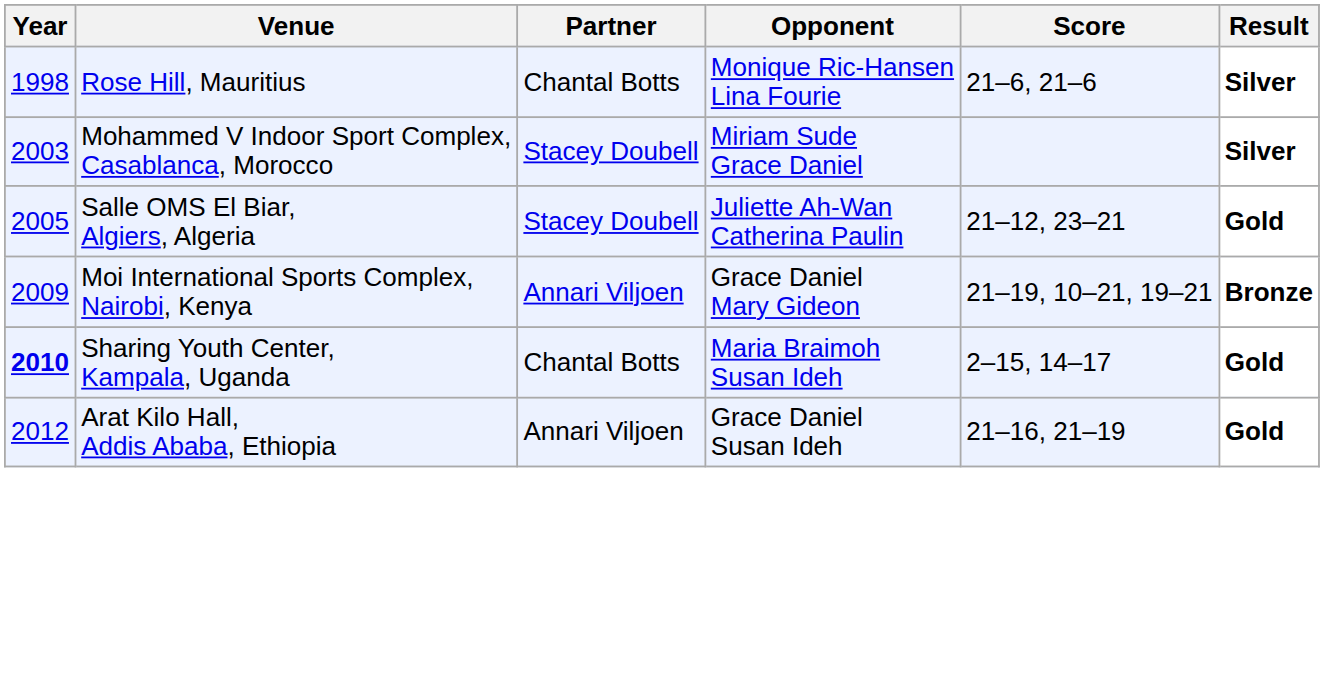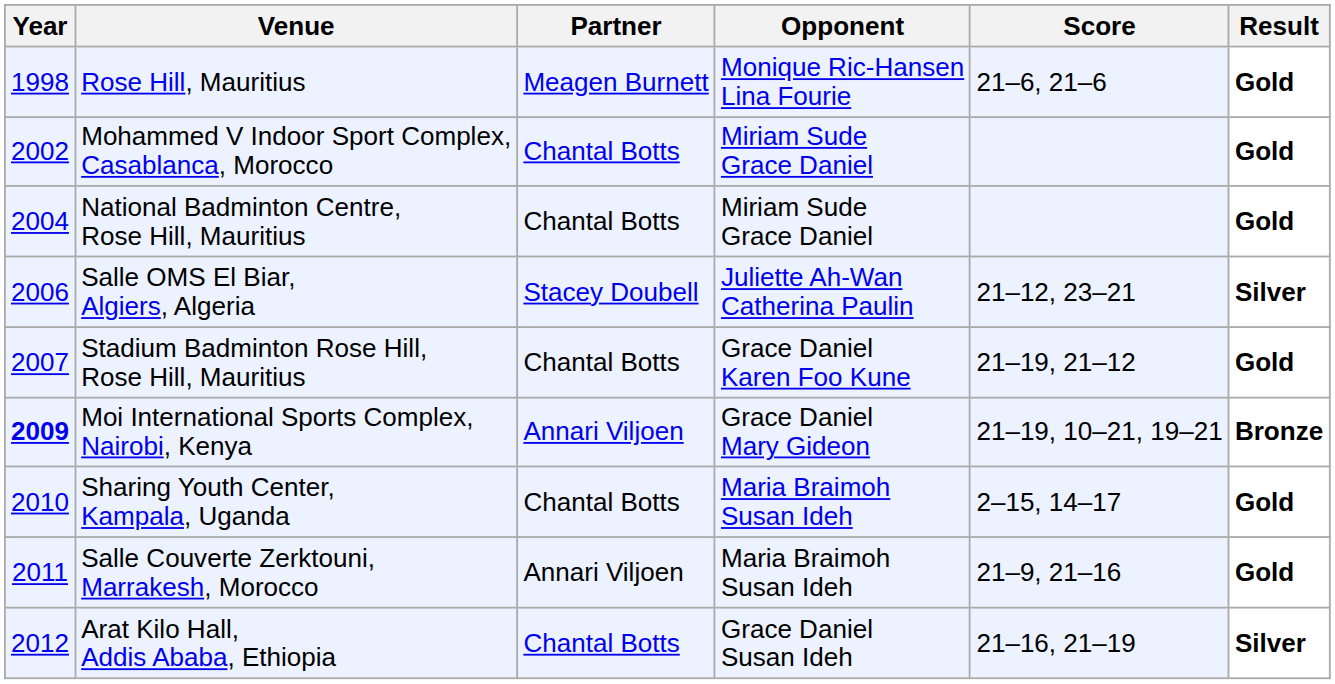(602, 82) Chantal Botts -> (616, 82) Meagen Burnett
(1260, 82) Silver -> (1265, 82) Gold
(40, 152) 2003 -> (40, 152) 2002
(611, 152) Stacey Doubell -> (602, 152) Chantal Botts
(1260, 152) Silver -> (1265, 152) Gold
+ row: (241, 222)
(40, 222) 2005 -> (40, 292) 2006
(1254, 222) Gold -> (1270, 292) Silver
+ row: (254, 362)
(40, 292) normal -> (40, 432) bold
(40, 362) bold -> (40, 502) normal
+ row: (228, 573)
(604, 432) Annari Viljoen -> (602, 643) Chantal Botts
(1254, 432) Gold -> (1270, 643) Silver
